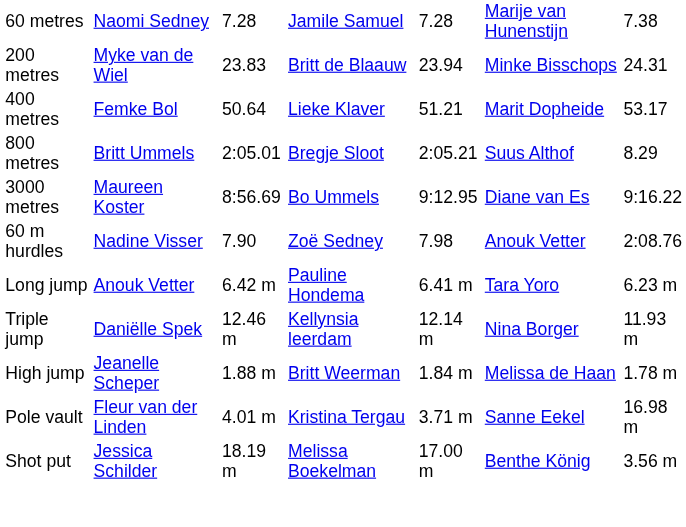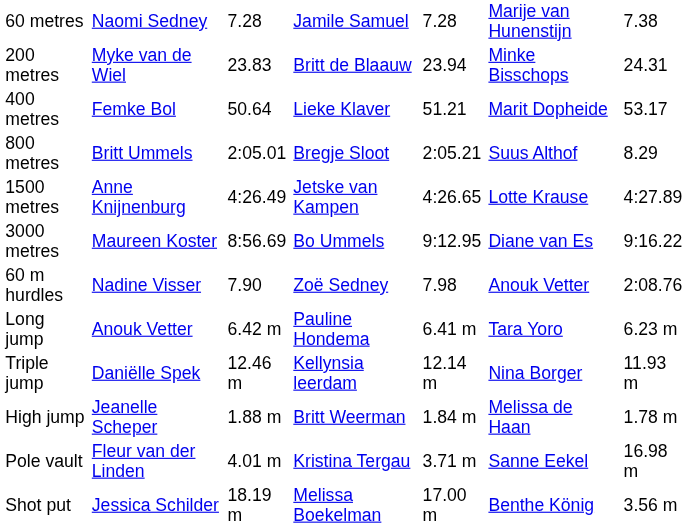+ row: (32, 197)
